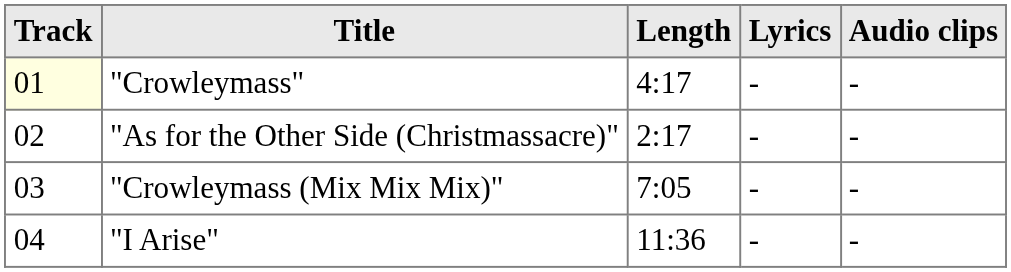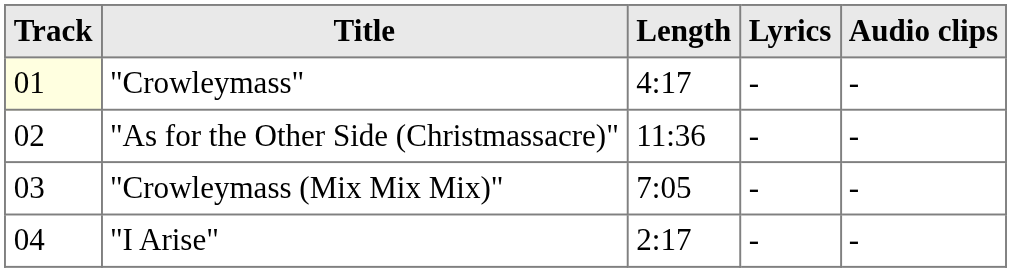(664, 135) 2:17 -> (671, 135) 11:36
(671, 240) 11:36 -> (664, 240) 2:17
